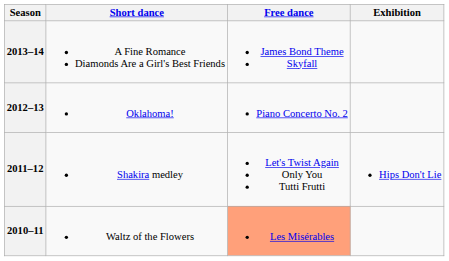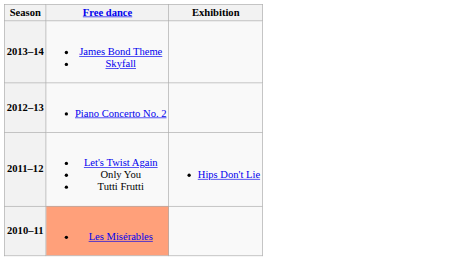- column: (137, 12)
